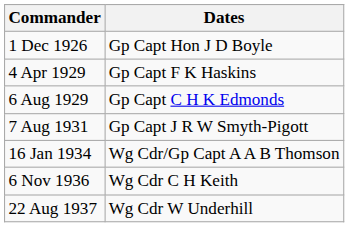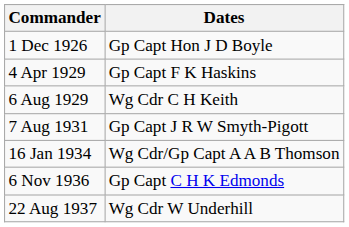(196, 99) Gp Capt C H K Edmonds -> (173, 99) Wg Cdr C H Keith
(173, 180) Wg Cdr C H Keith -> (196, 180) Gp Capt C H K Edmonds
